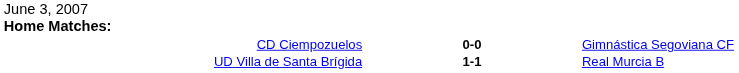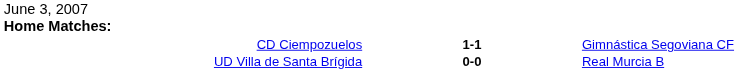(472, 44) 0-0 -> (472, 44) 1-1
(472, 62) 1-1 -> (472, 62) 0-0
